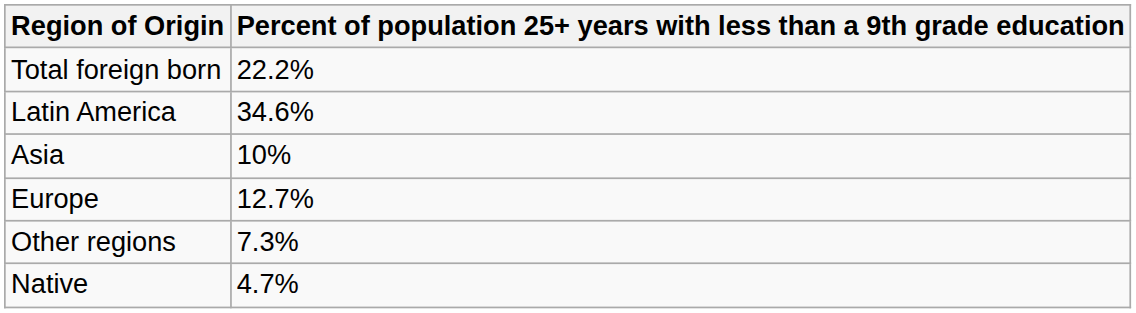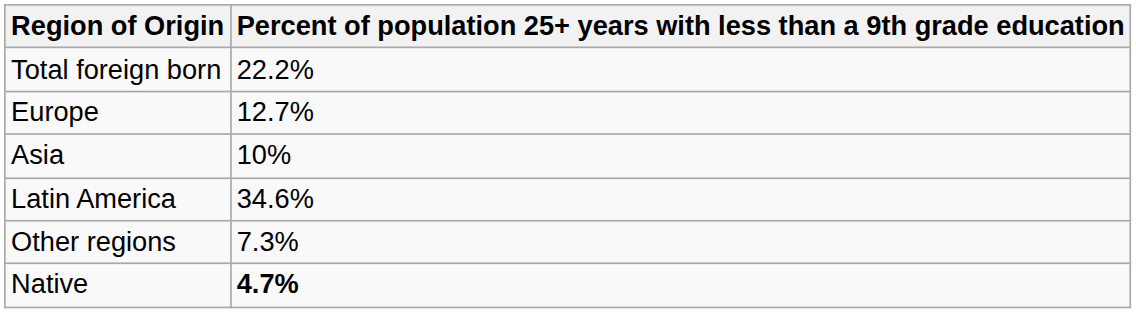rows swapped: (55, 198) <-> (94, 112)
(268, 284) normal -> (268, 284) bold
